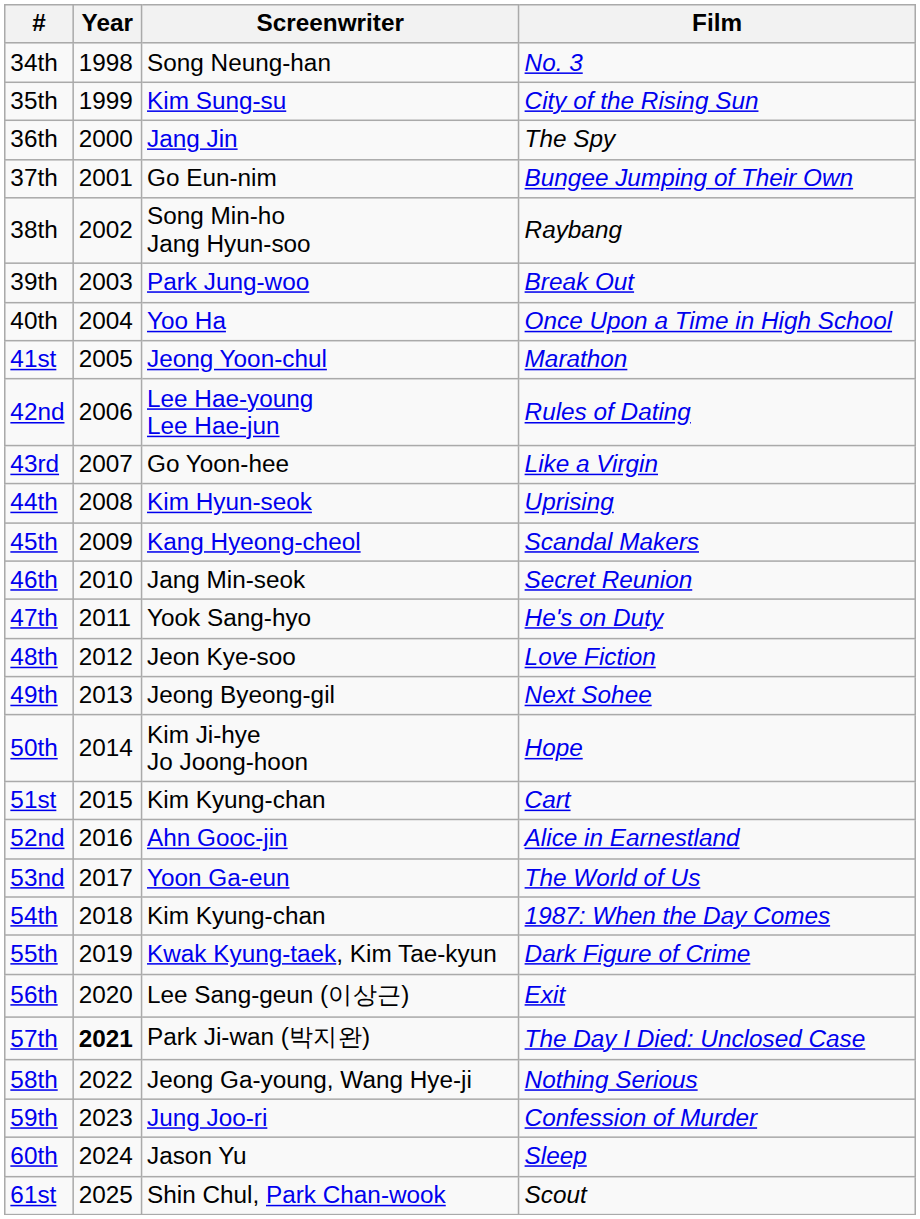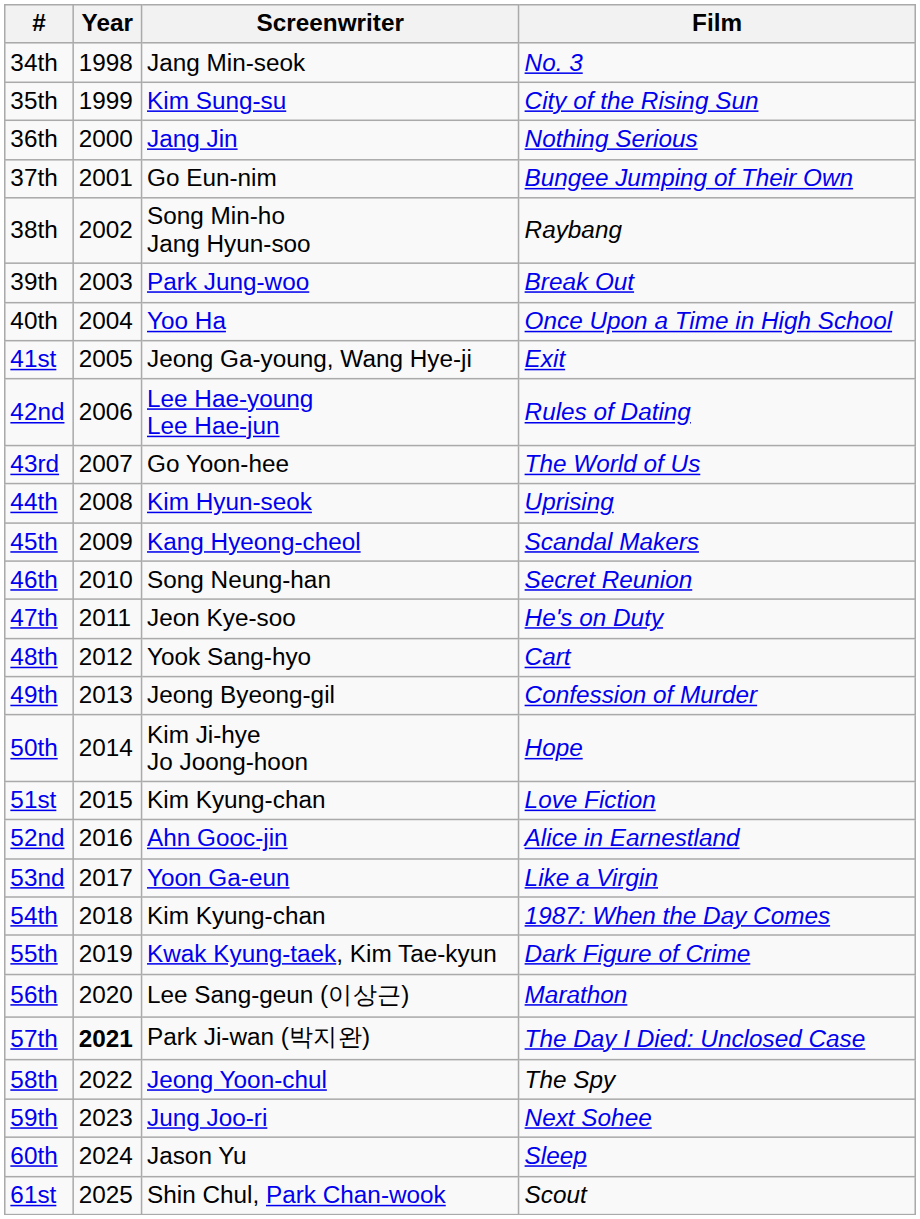(239, 62) Song Neung-han -> (226, 62) Jang Min-seok
(570, 139) The Spy -> (611, 139) Nothing Serious
(237, 359) Jeong Yoon-chul -> (309, 359) Jeong Ga-young, Wang Hye-ji
(576, 359) Marathon -> (545, 359) Exit
(591, 464) Like a Virgin -> (612, 464) The World of Us
(226, 579) Jang Min-seok -> (239, 579) Song Neung-han
(229, 618) Yook Sang-hyo -> (221, 618) Jeon Kye-soo
(221, 657) Jeon Kye-soo -> (229, 657) Yook Sang-hyo
(590, 657) Love Fiction -> (548, 657) Cart
(588, 695) Next Sohee -> (641, 695) Confession of Murder
(548, 800) Cart -> (590, 800) Love Fiction
(612, 877) The World of Us -> (591, 877) Like a Virgin
(545, 995) Exit -> (576, 995) Marathon
(309, 1079) Jeong Ga-young, Wang Hye-ji -> (237, 1079) Jeong Yoon-chul
(611, 1079) Nothing Serious -> (570, 1079) The Spy
(641, 1117) Confession of Murder -> (588, 1117) Next Sohee
